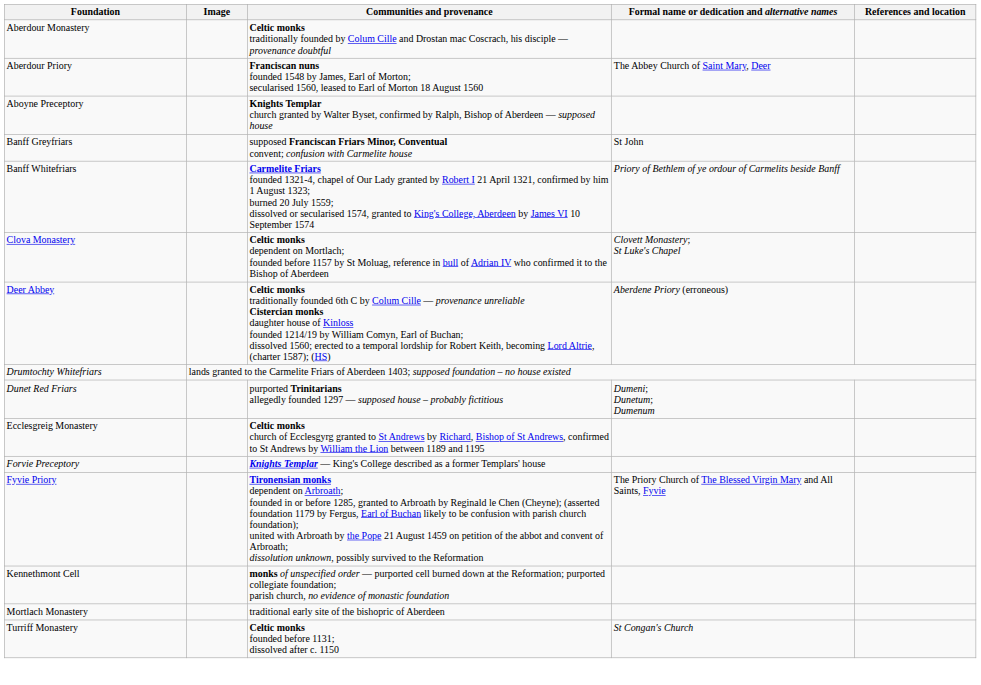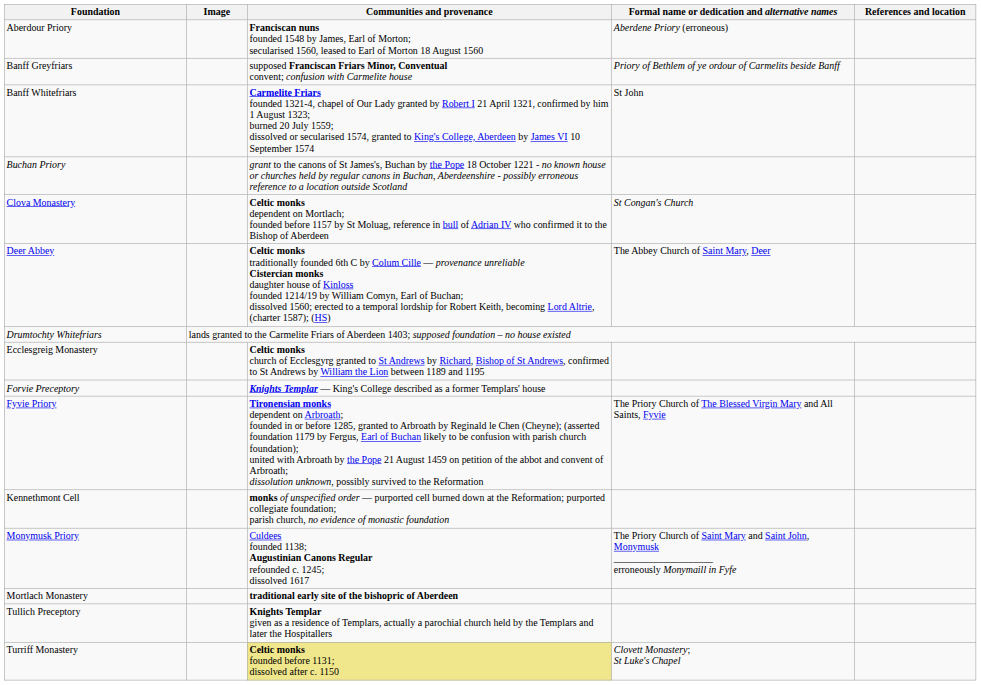- row: (48, 28)
(692, 66) The Abbey Church of Saint Mary, Deer -> (671, 28) Aberdene Priory (erroneous)
- row: (45, 104)
(629, 142) St John -> (727, 66) Priory of Bethlem of ye ordour of Carmelits beside Banff
(727, 169) Priory of Bethlem of ye ordour of Carmelits beside Banff -> (629, 93) St John
+ row: (36, 164)
(652, 246) Clovett Monastery; St Luke's Chapel -> (654, 202) St Congan's Church
(671, 289) Aberdene Priory (erroneous) -> (692, 251) The Abbey Church of Saint Mary, Deer
- row: (42, 388)
+ row: (43, 535)
(347, 612) normal -> (354, 596) bold
+ row: (43, 612)
(294, 638) no background -> (294, 661) khaki background
(654, 627) St Congan's Church -> (652, 655) Clovett Monastery; St Luke's Chapel
